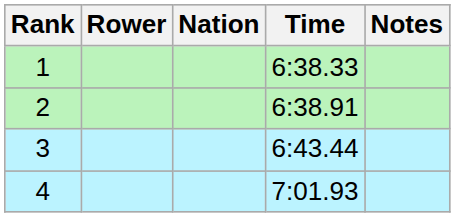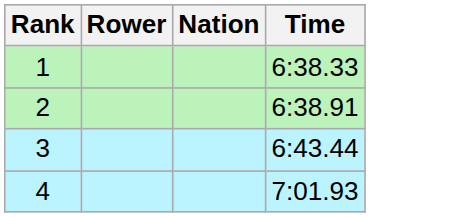- column: (407, 25)
